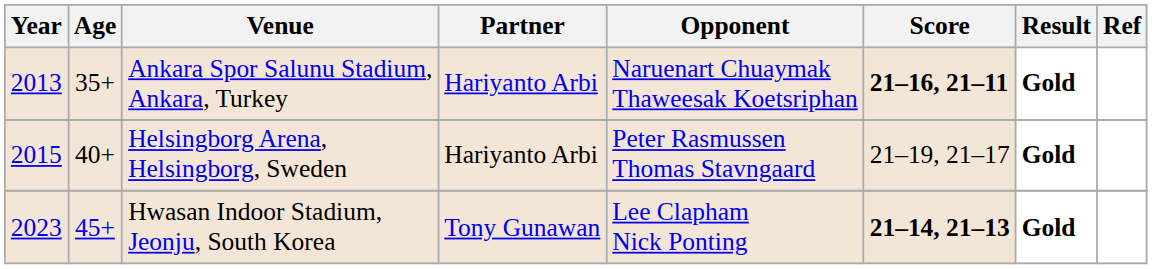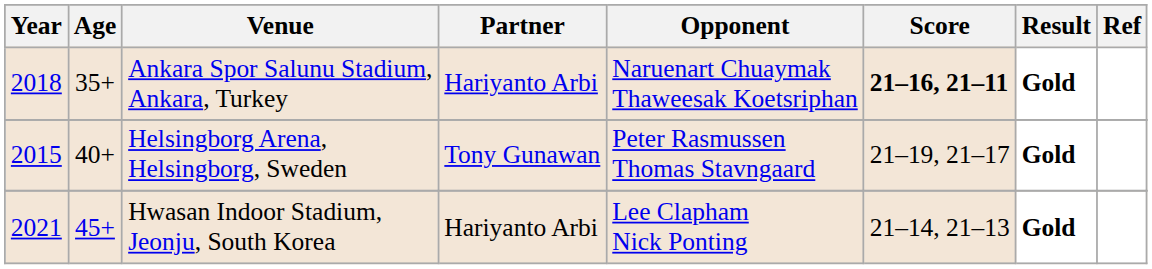(36, 82) 2013 -> (36, 82) 2018
(521, 155) Hariyanto Arbi -> (522, 155) Tony Gunawan
(36, 227) 2023 -> (36, 227) 2021
(522, 227) Tony Gunawan -> (521, 227) Hariyanto Arbi
(940, 227) bold -> (940, 227) normal
